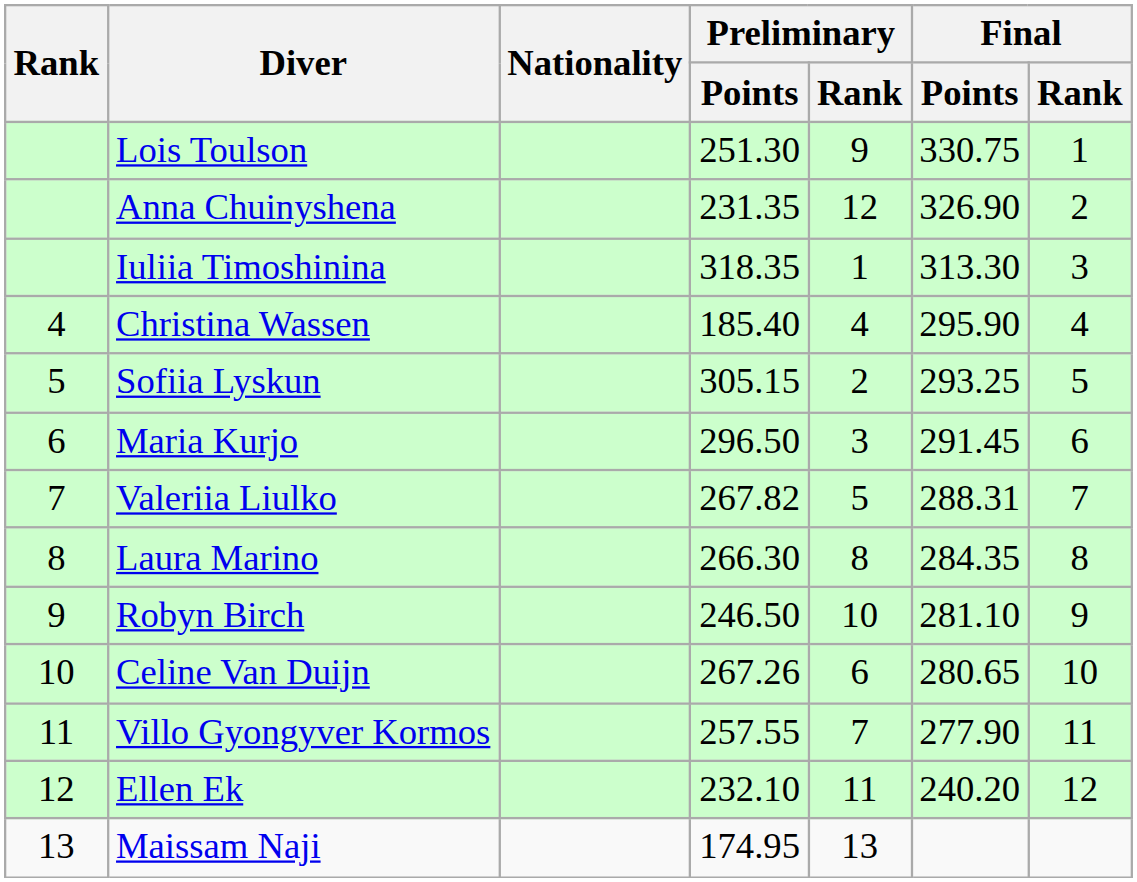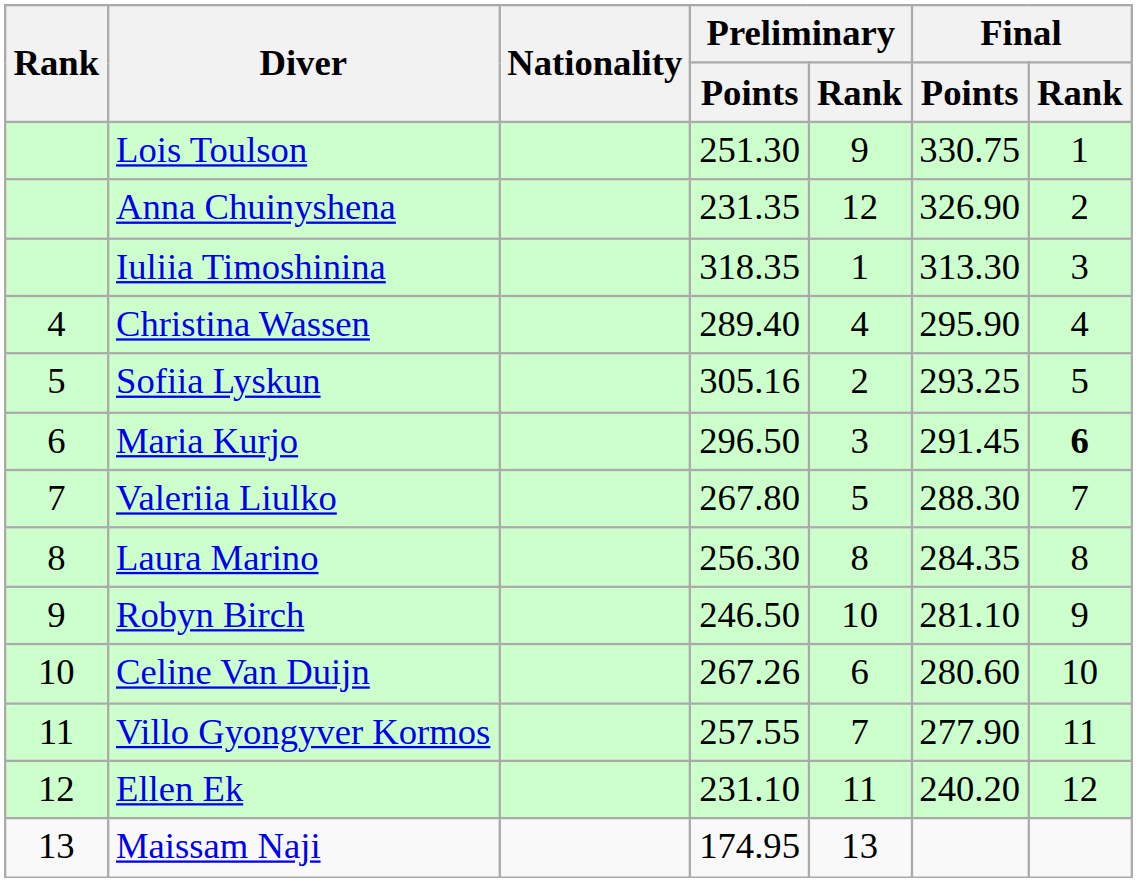(750, 324) 185.40 -> (750, 324) 289.40
(750, 382) 305.15 -> (750, 382) 305.16
(1080, 440) normal -> (1080, 440) bold
(750, 498) 267.82 -> (750, 498) 267.80
(970, 498) 288.31 -> (970, 498) 288.30
(750, 556) 266.30 -> (750, 556) 256.30
(970, 672) 280.65 -> (970, 672) 280.60
(750, 788) 232.10 -> (750, 788) 231.10
